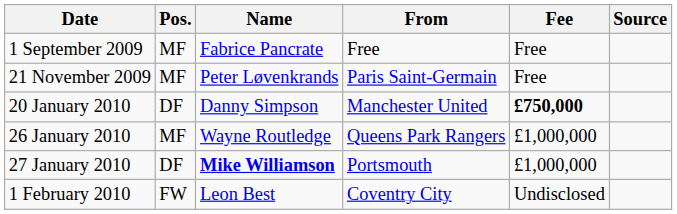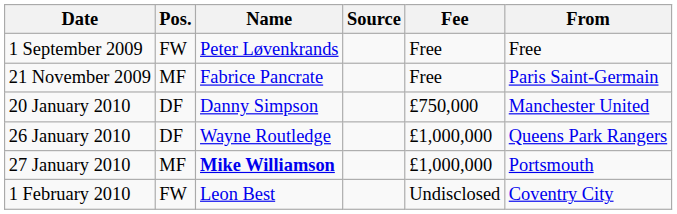columns swapped: (426, 19) <-> (640, 19)
(173, 48) MF -> (173, 48) FW
(262, 48) Fabrice Pancrate -> (269, 48) Peter Løvenkrands
(269, 77) Peter Løvenkrands -> (262, 77) Fabrice Pancrate
(548, 106) bold -> (444, 106) normal
(173, 135) MF -> (171, 135) DF
(171, 164) DF -> (173, 164) MF
